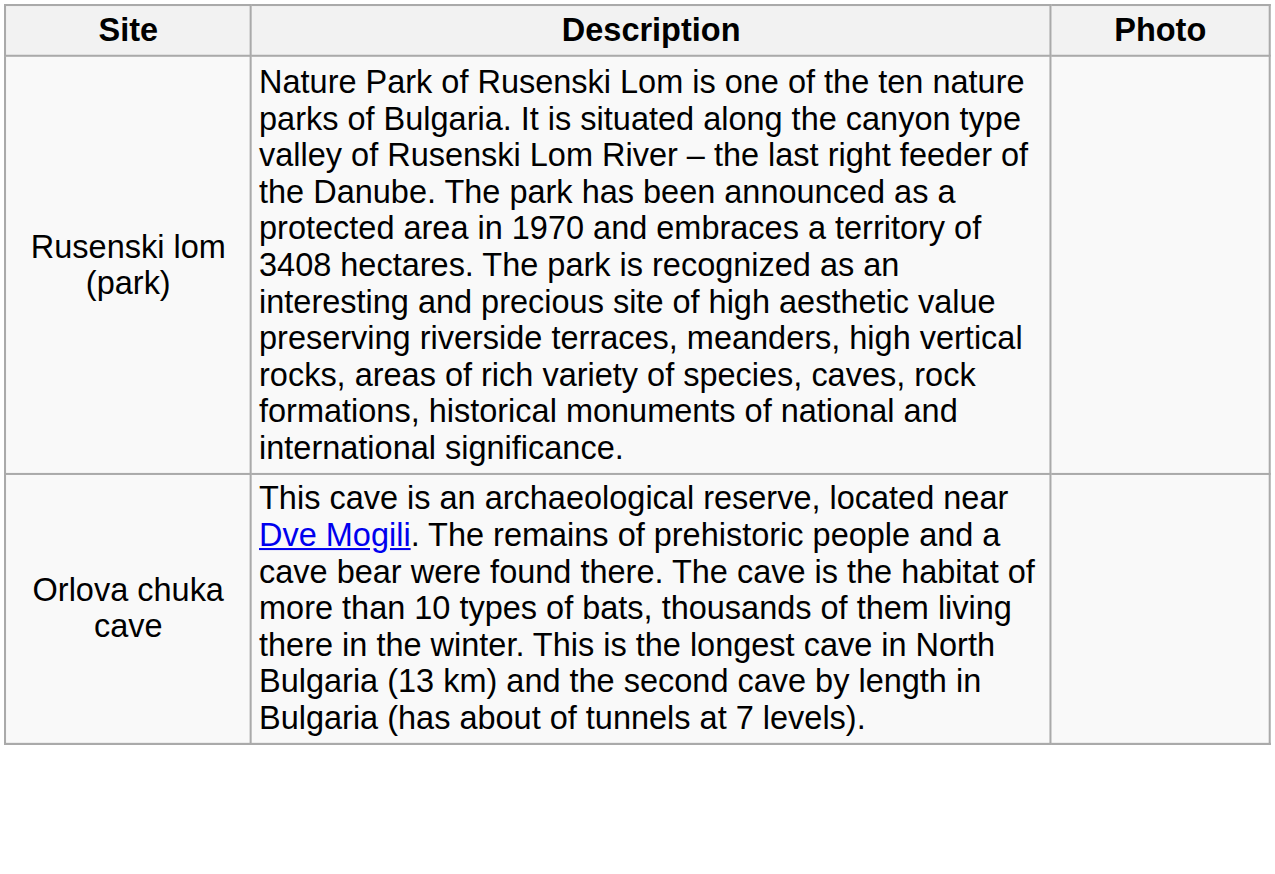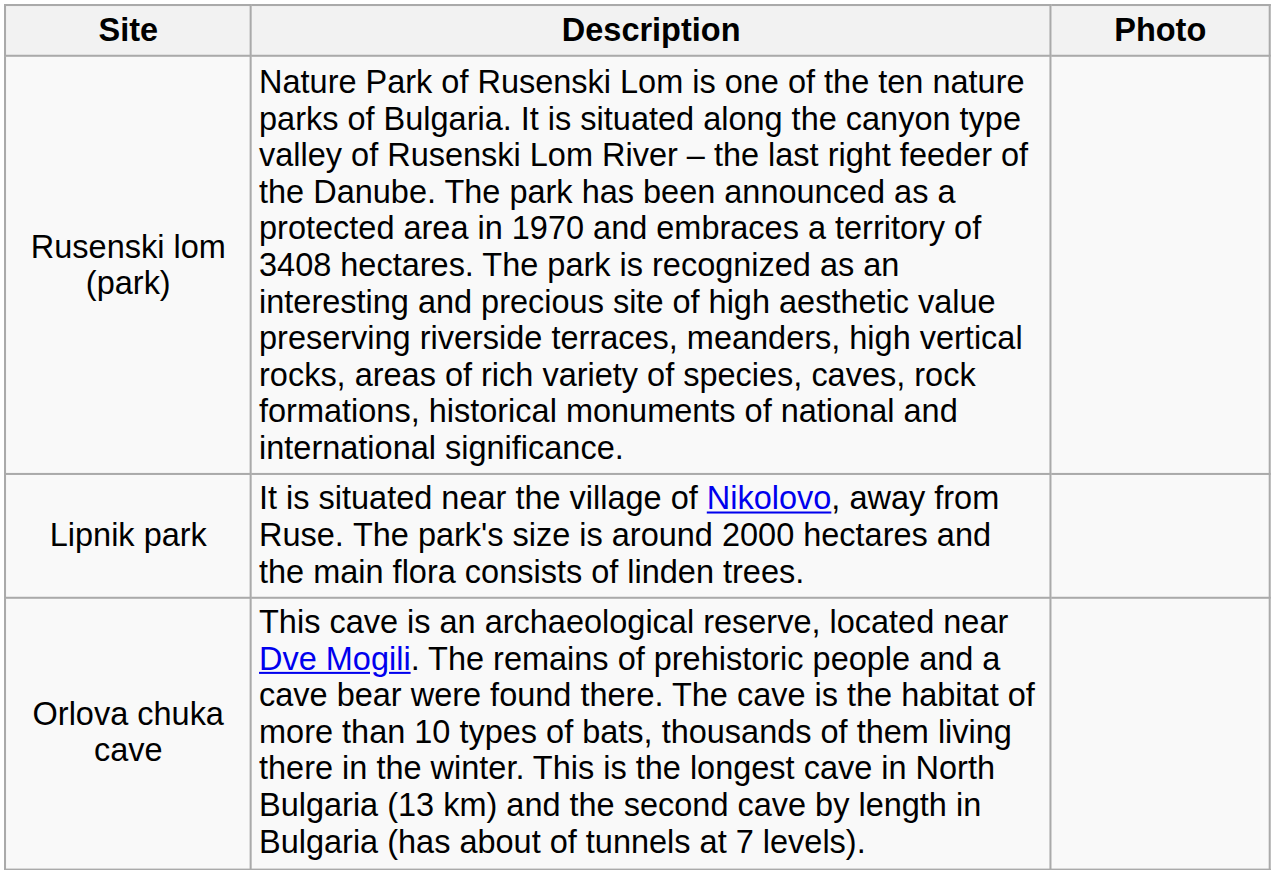+ row: (128, 535)
